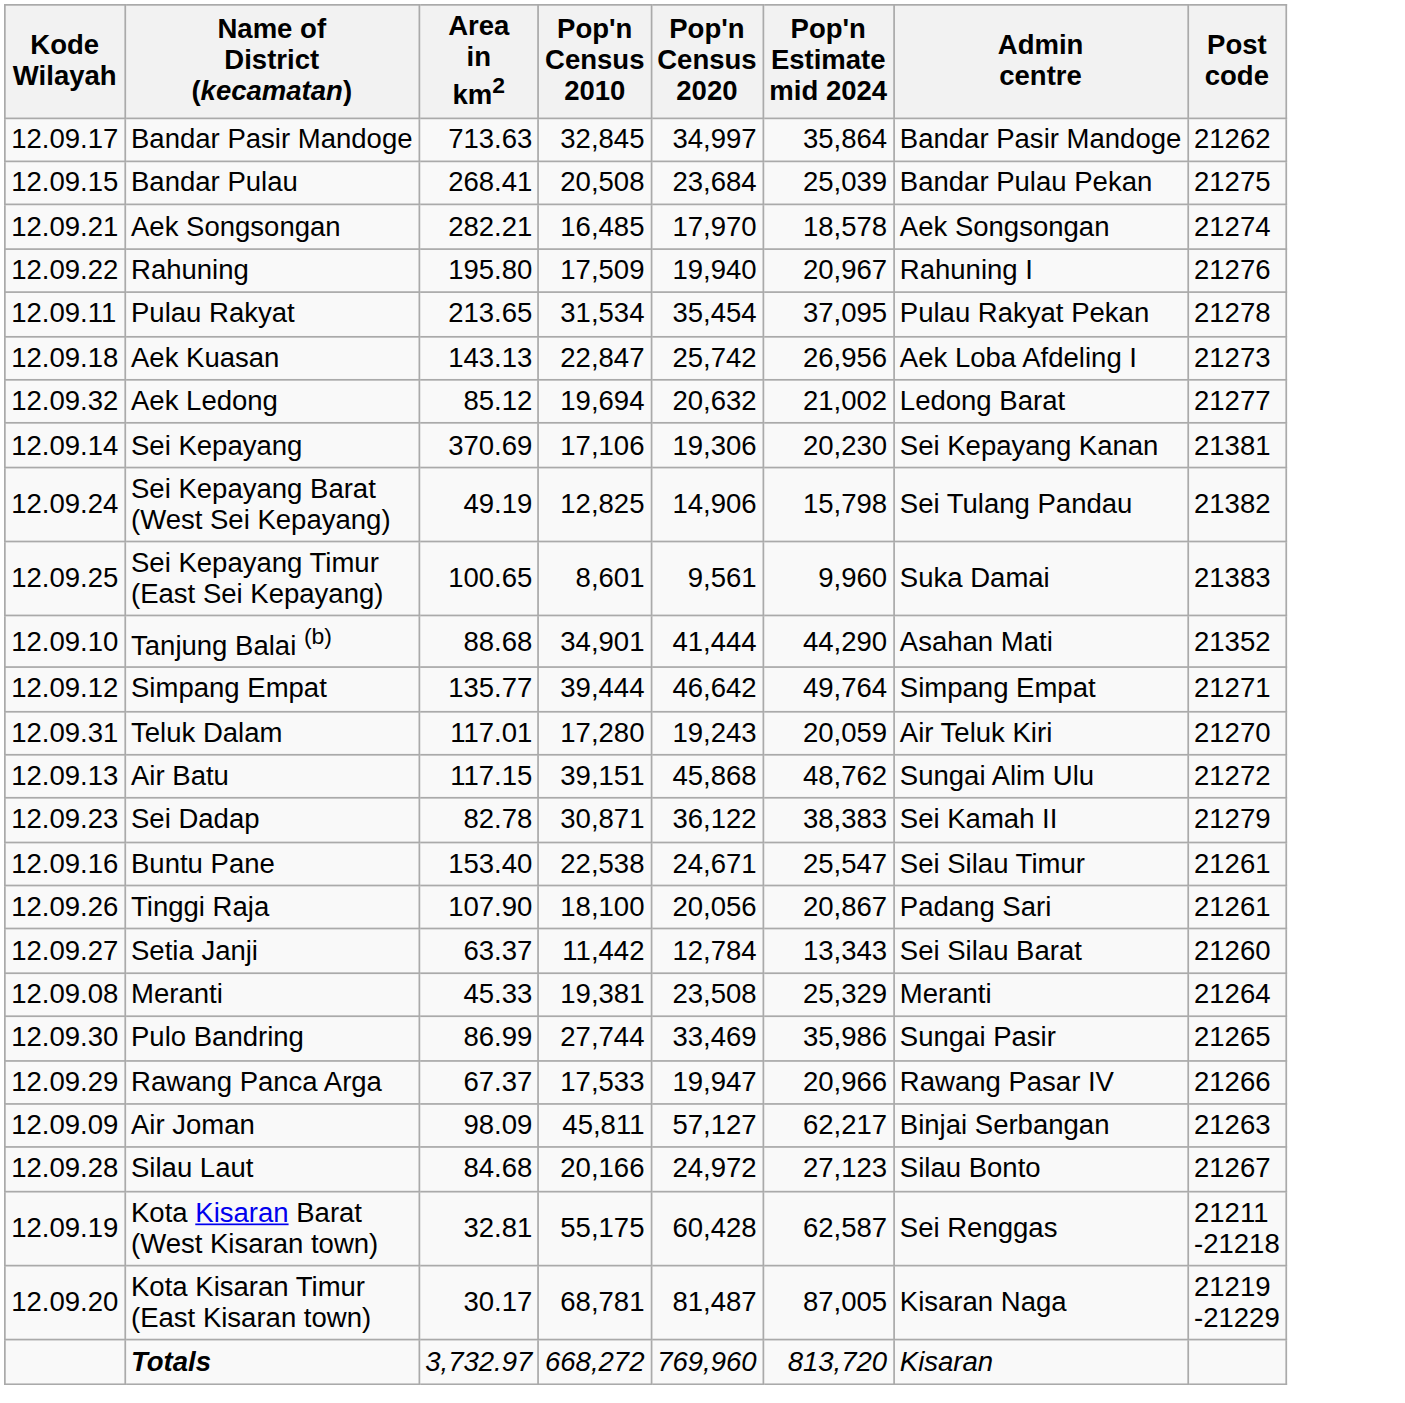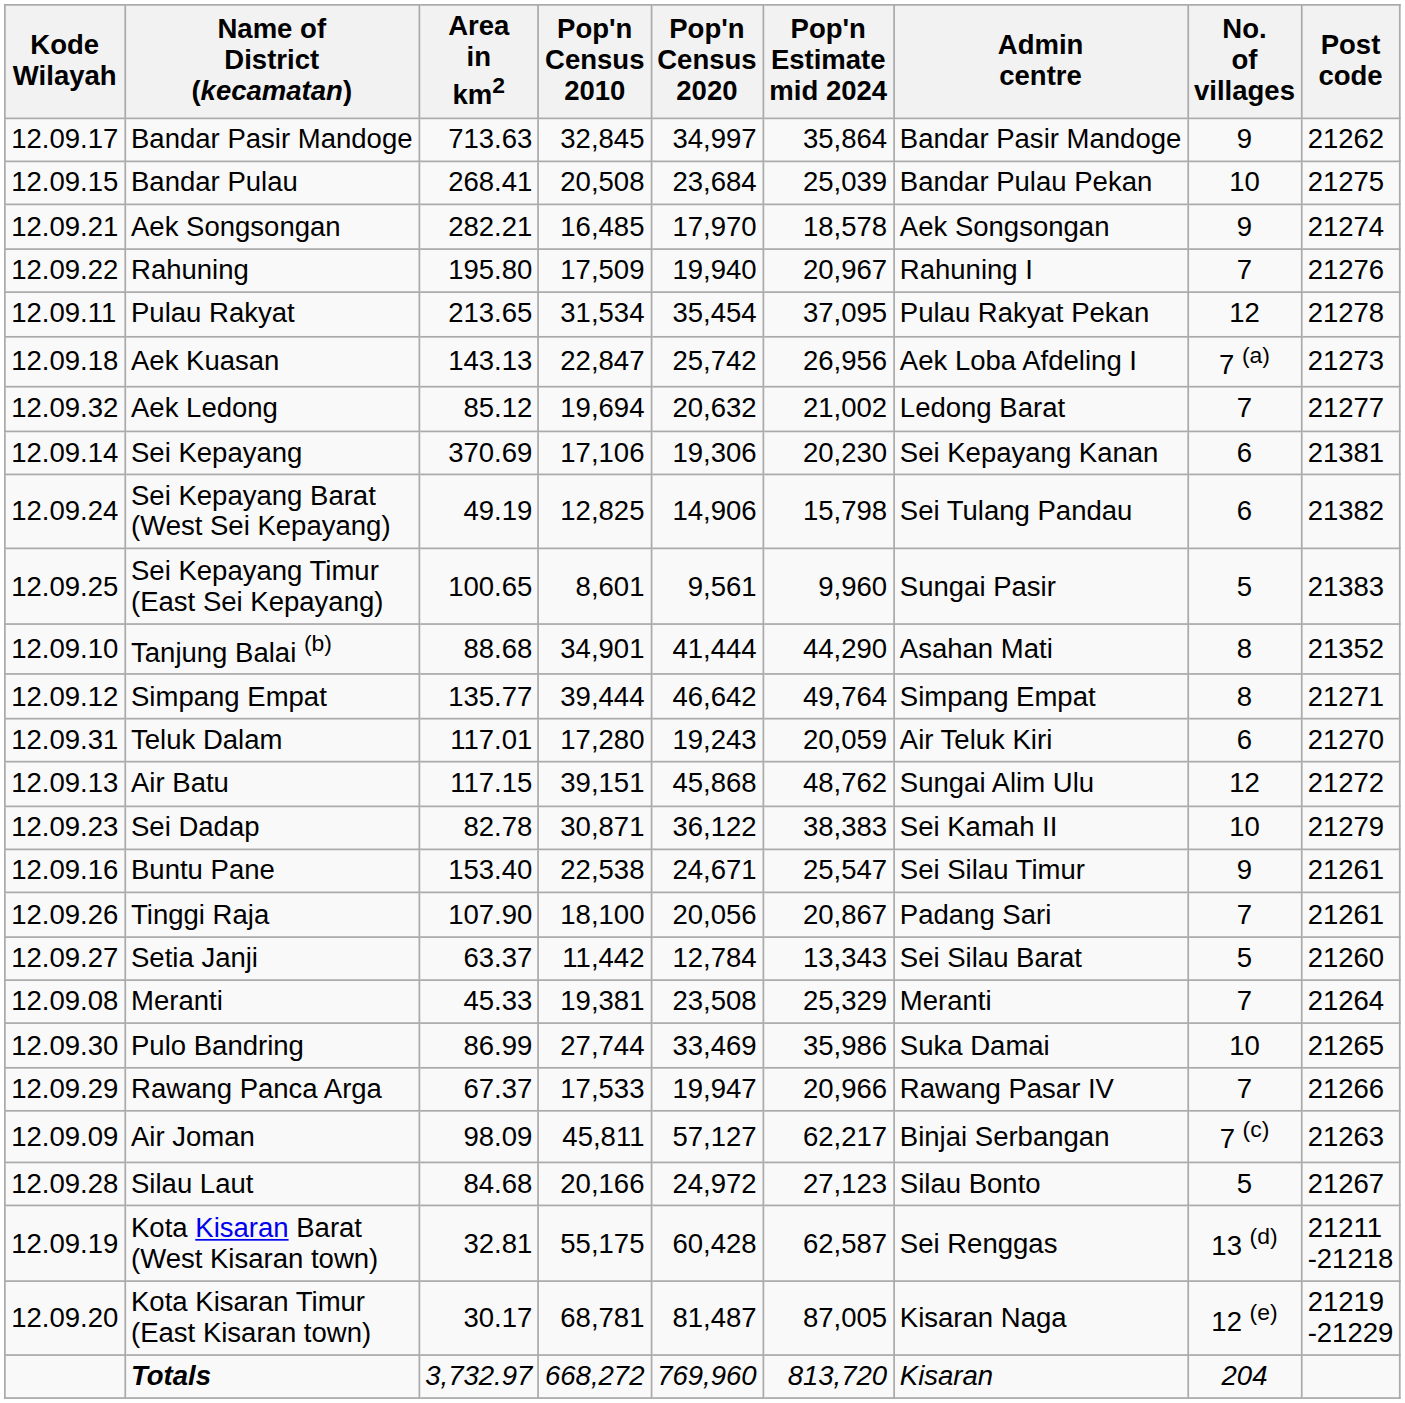+ column: (1244, 60)
(975, 578) Suka Damai -> (978, 586) Sungai Pasir
(978, 1037) Sungai Pasir -> (975, 1045) Suka Damai
